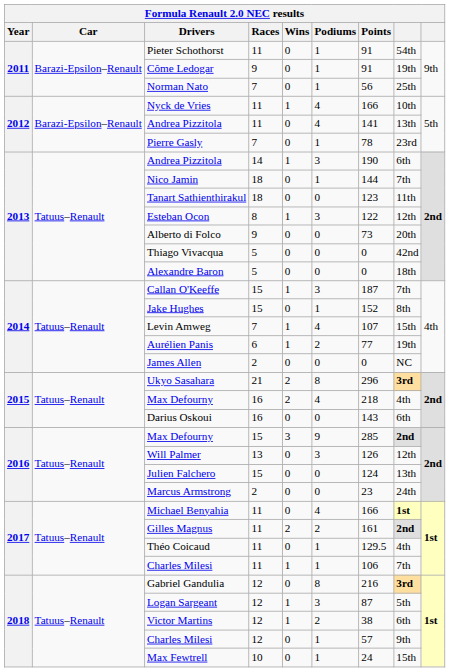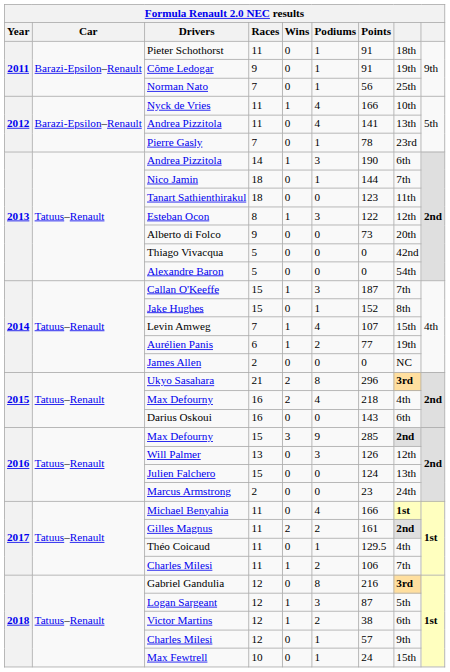(406, 50) 54th -> (406, 50) 18th
(406, 270) 18th -> (406, 270) 54th
(317, 565) 1 -> (317, 565) 2
